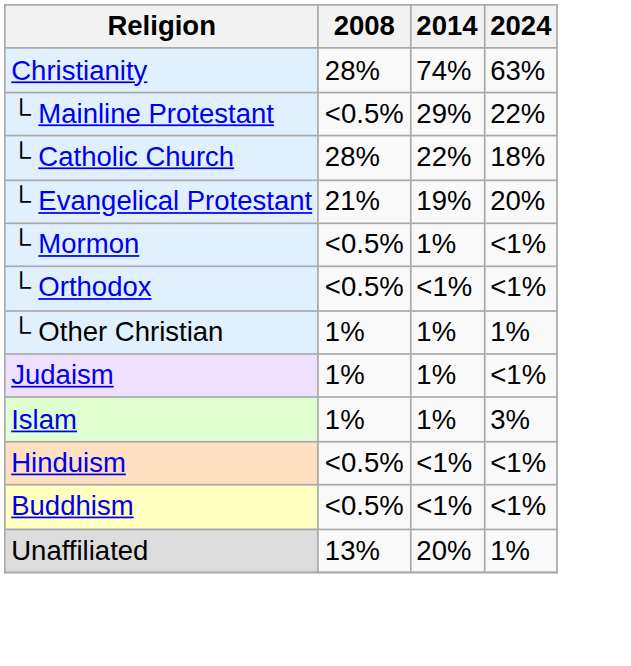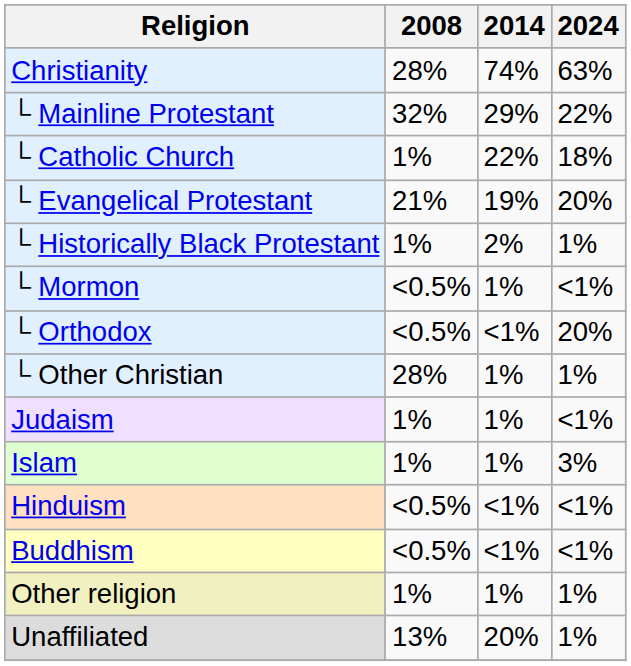(364, 113) <0.5% -> (420, 113) 32%
(352, 157) 28% -> (412, 157) 1%
+ row: (195, 244)
(518, 288) <1% -> (585, 331) 20%
(345, 331) 1% -> (420, 375) 28%
+ row: (94, 593)
